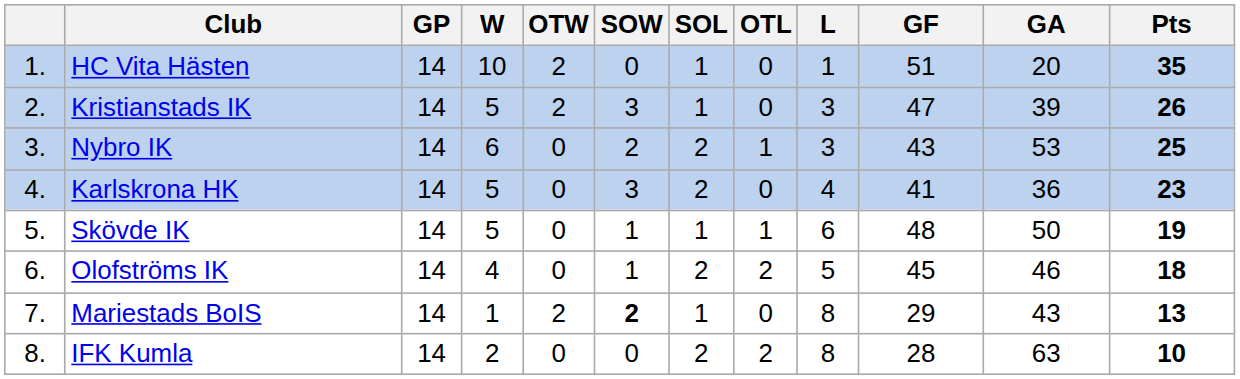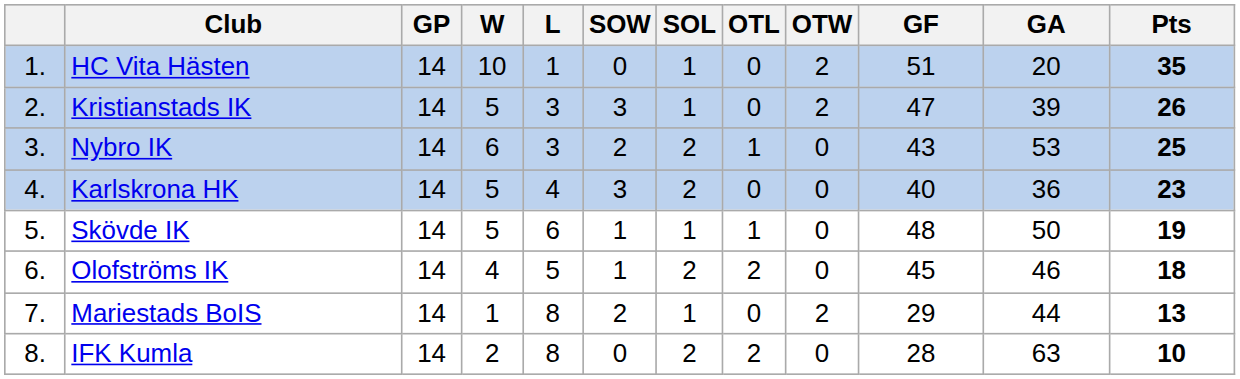columns swapped: (559, 25) <-> (828, 25)
(921, 189) 41 -> (921, 189) 40
(632, 312) bold -> (620, 312) normal
(1046, 312) 43 -> (1046, 312) 44
